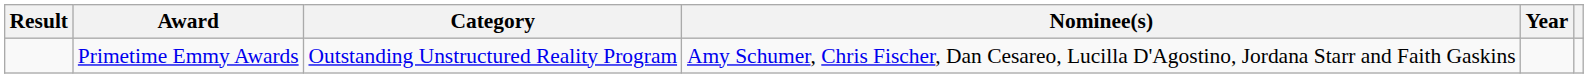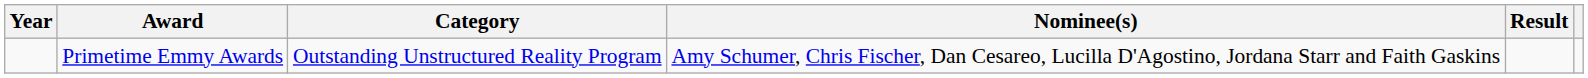columns swapped: (1547, 21) <-> (39, 21)
